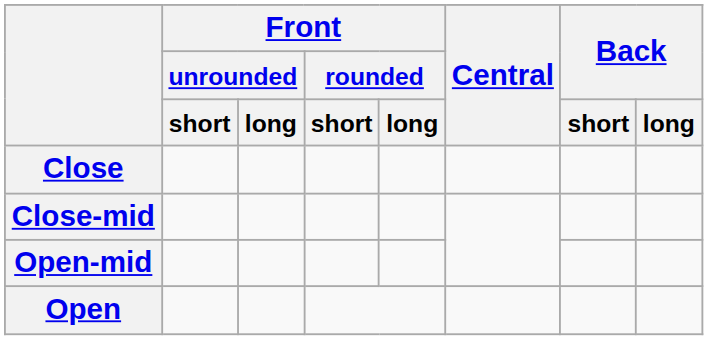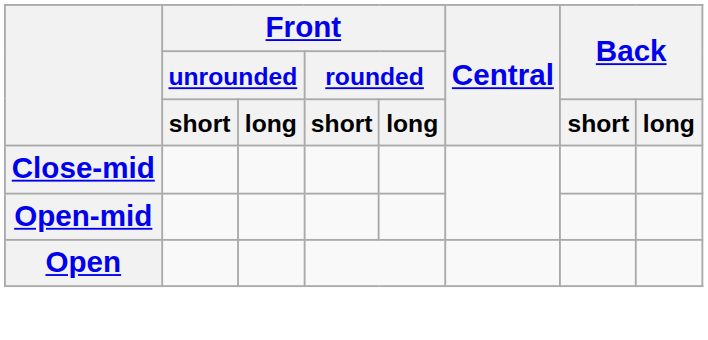- row: (83, 168)
